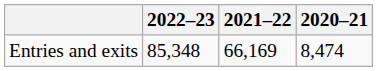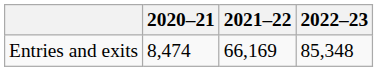columns swapped: (334, 19) <-> (181, 19)
